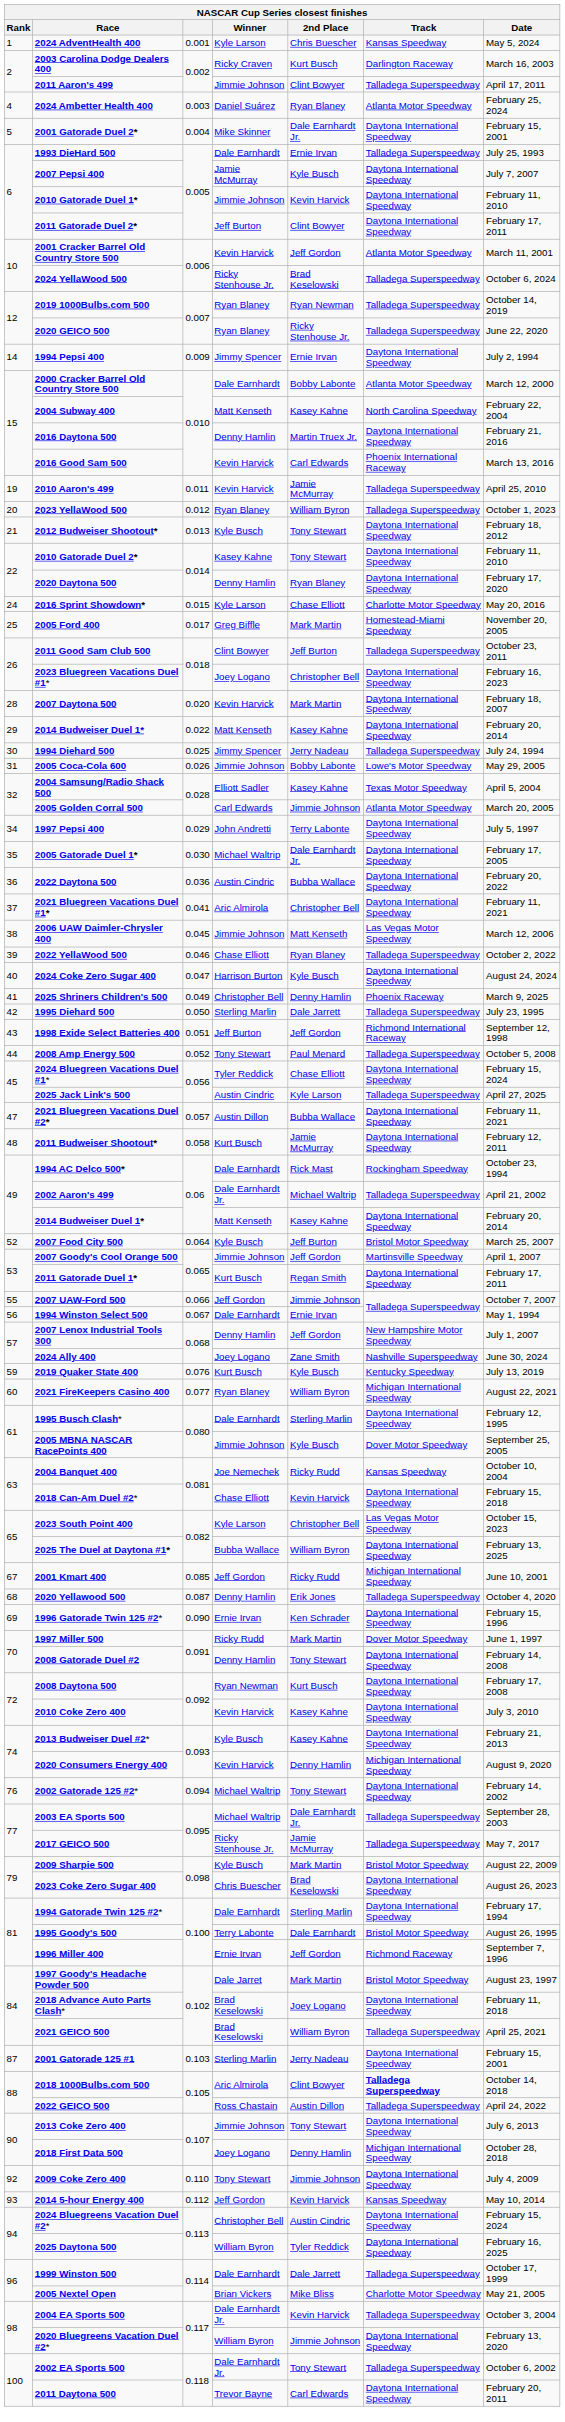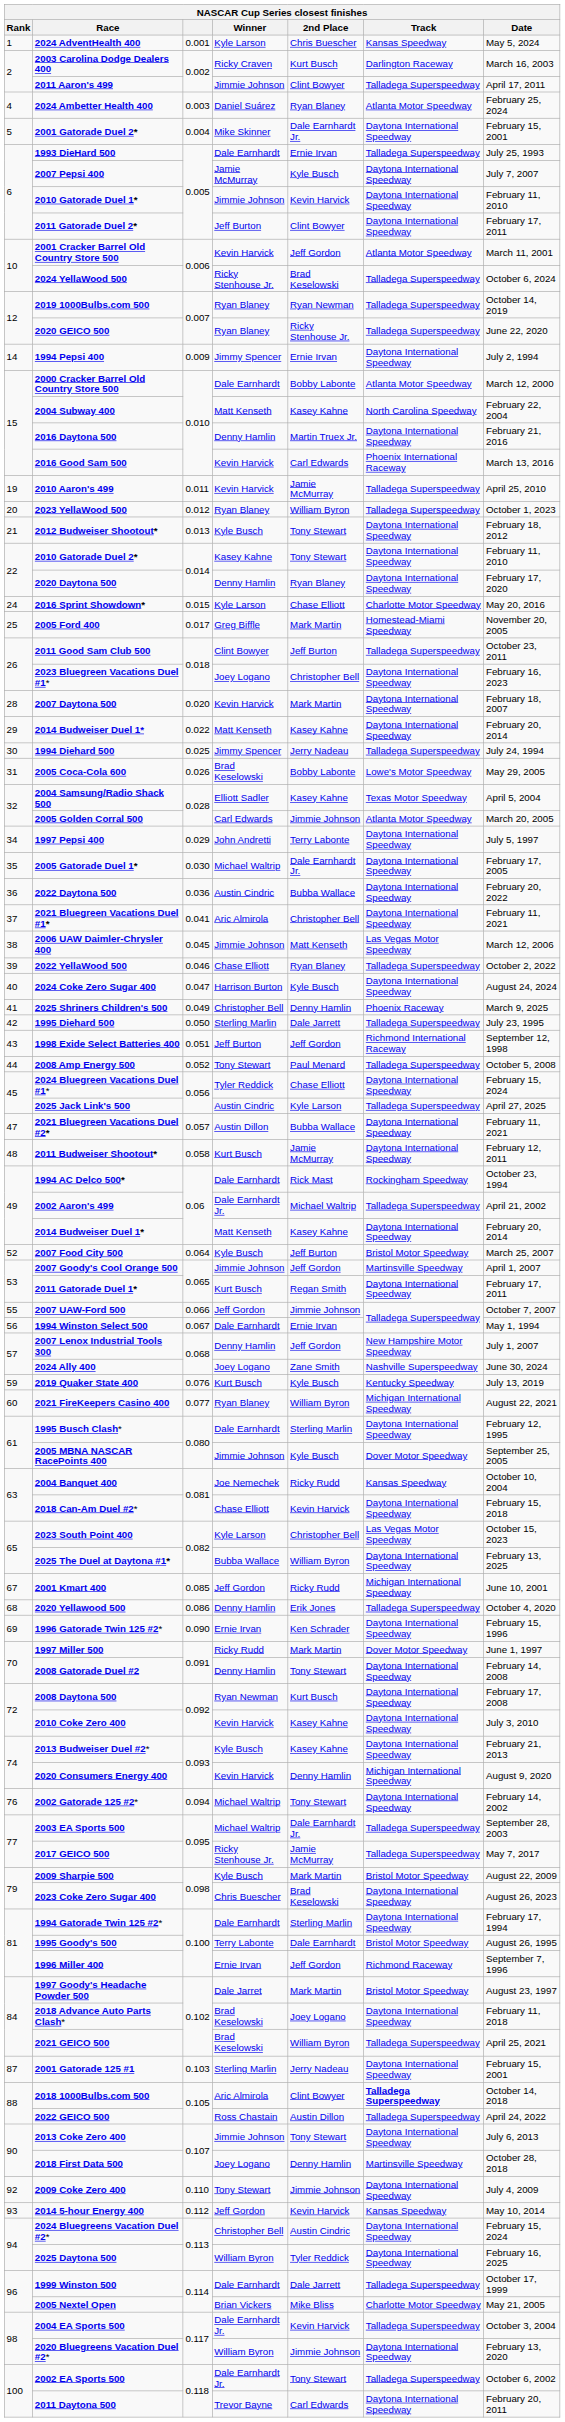(249, 766) Jimmie Johnson -> (239, 772) Brad Keselowski
(198, 1597) 0.087 -> (198, 1608) 0.086
(413, 2153) Michigan International Speedway -> (414, 2163) Martinsville Speedway
